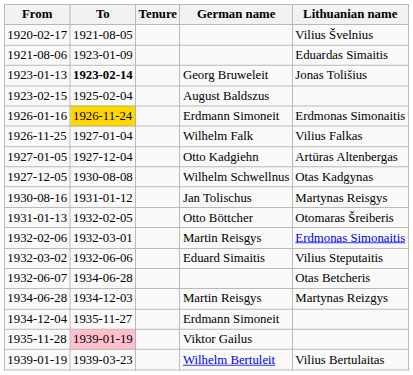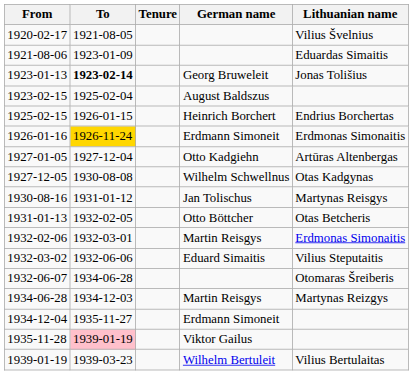+ row: (37, 116)
- row: (37, 136)
(345, 217) Otomaras Šreiberis -> (333, 217) Otas Betcheris
(333, 278) Otas Betcheris -> (345, 278) Otomaras Šreiberis
